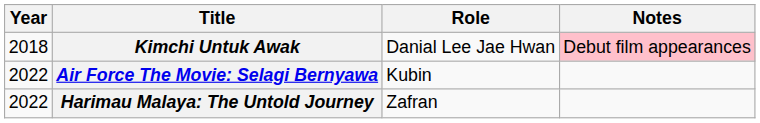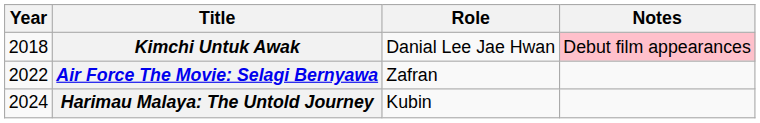(409, 74) Kubin -> (412, 74) Zafran
(28, 103) 2022 -> (28, 103) 2024
(412, 103) Zafran -> (409, 103) Kubin
